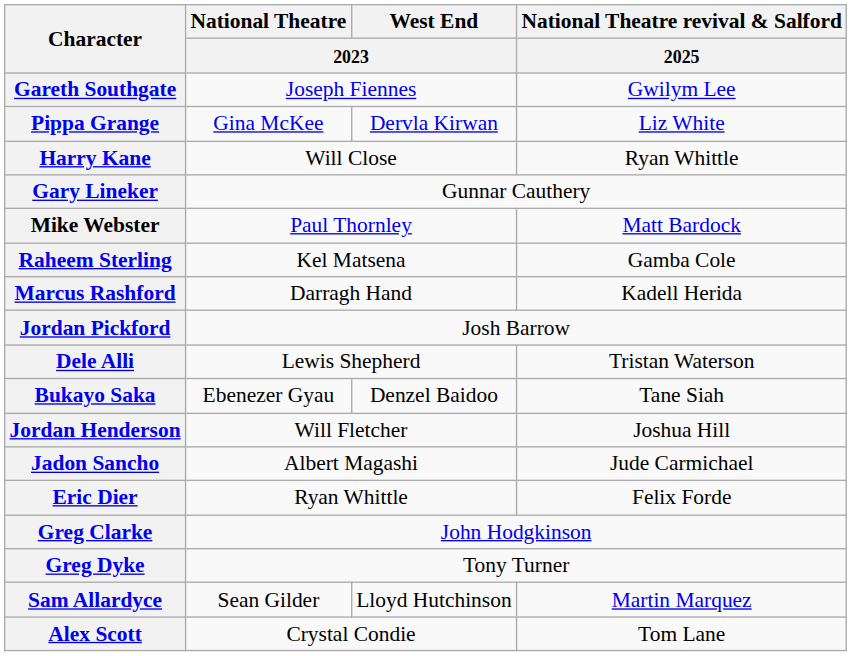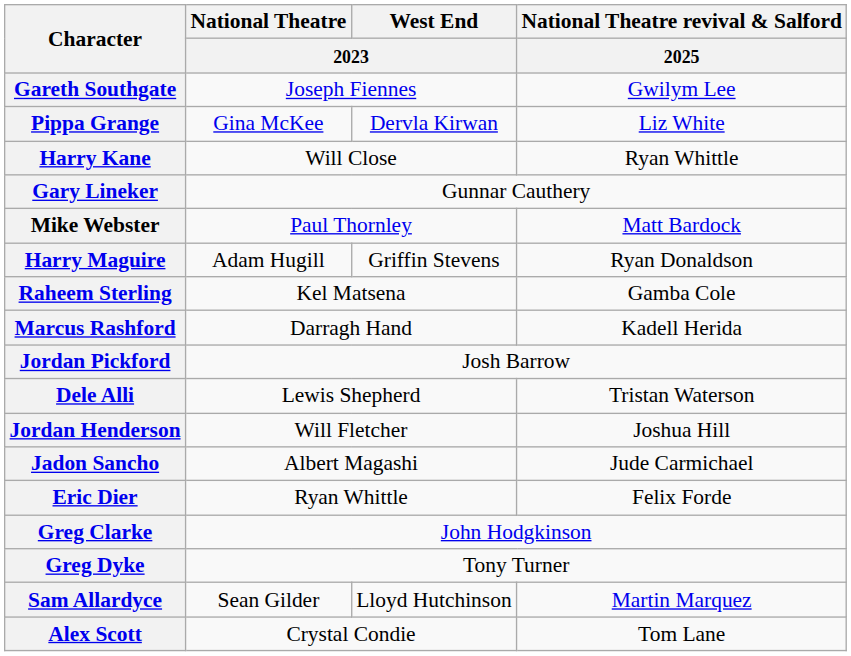+ row: (95, 259)
- row: (95, 395)
